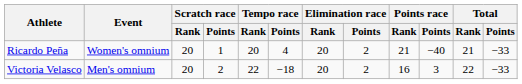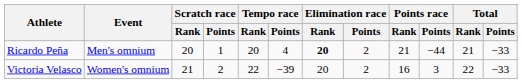(128, 50) Women's omnium -> (121, 50) Men's omnium
(323, 50) normal -> (323, 50) bold
(436, 50) −40 -> (436, 50) −44
(121, 69) Men's omnium -> (128, 69) Women's omnium
(188, 69) 20 -> (188, 69) 21
(285, 69) −18 -> (285, 69) −39
